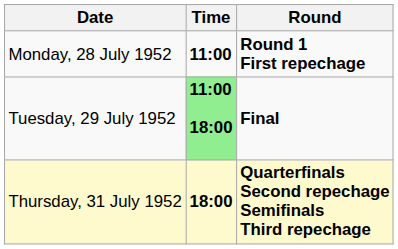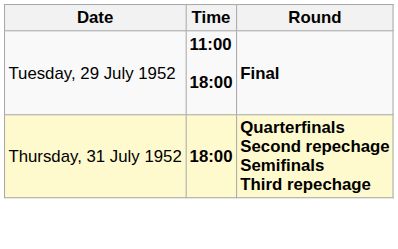- row: (90, 53)
(211, 118) lightgreen background -> (211, 72) no background
